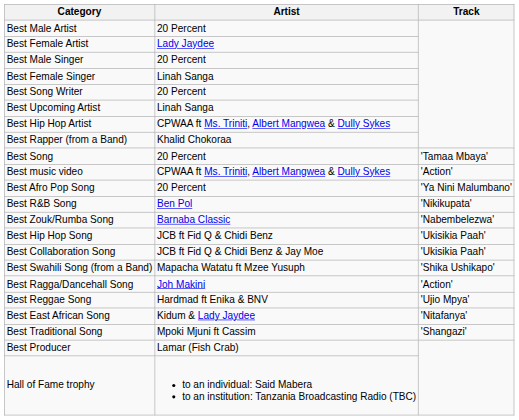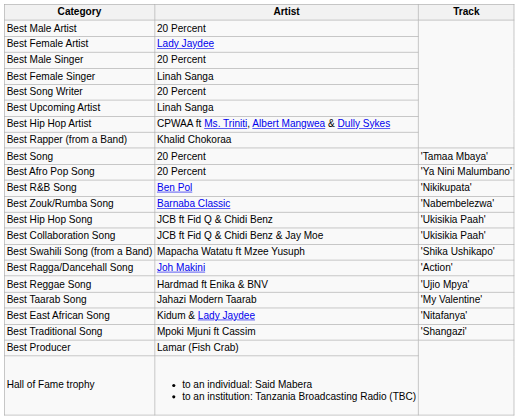- row: (45, 172)
+ row: (47, 300)
